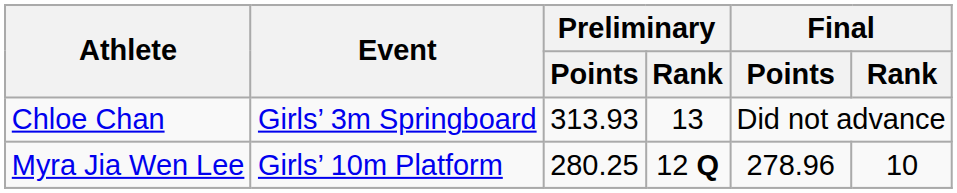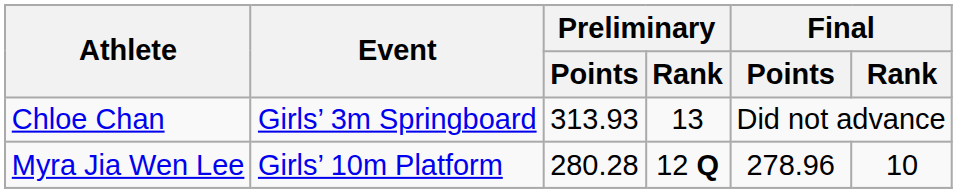(594, 165) 280.25 -> (594, 165) 280.28
